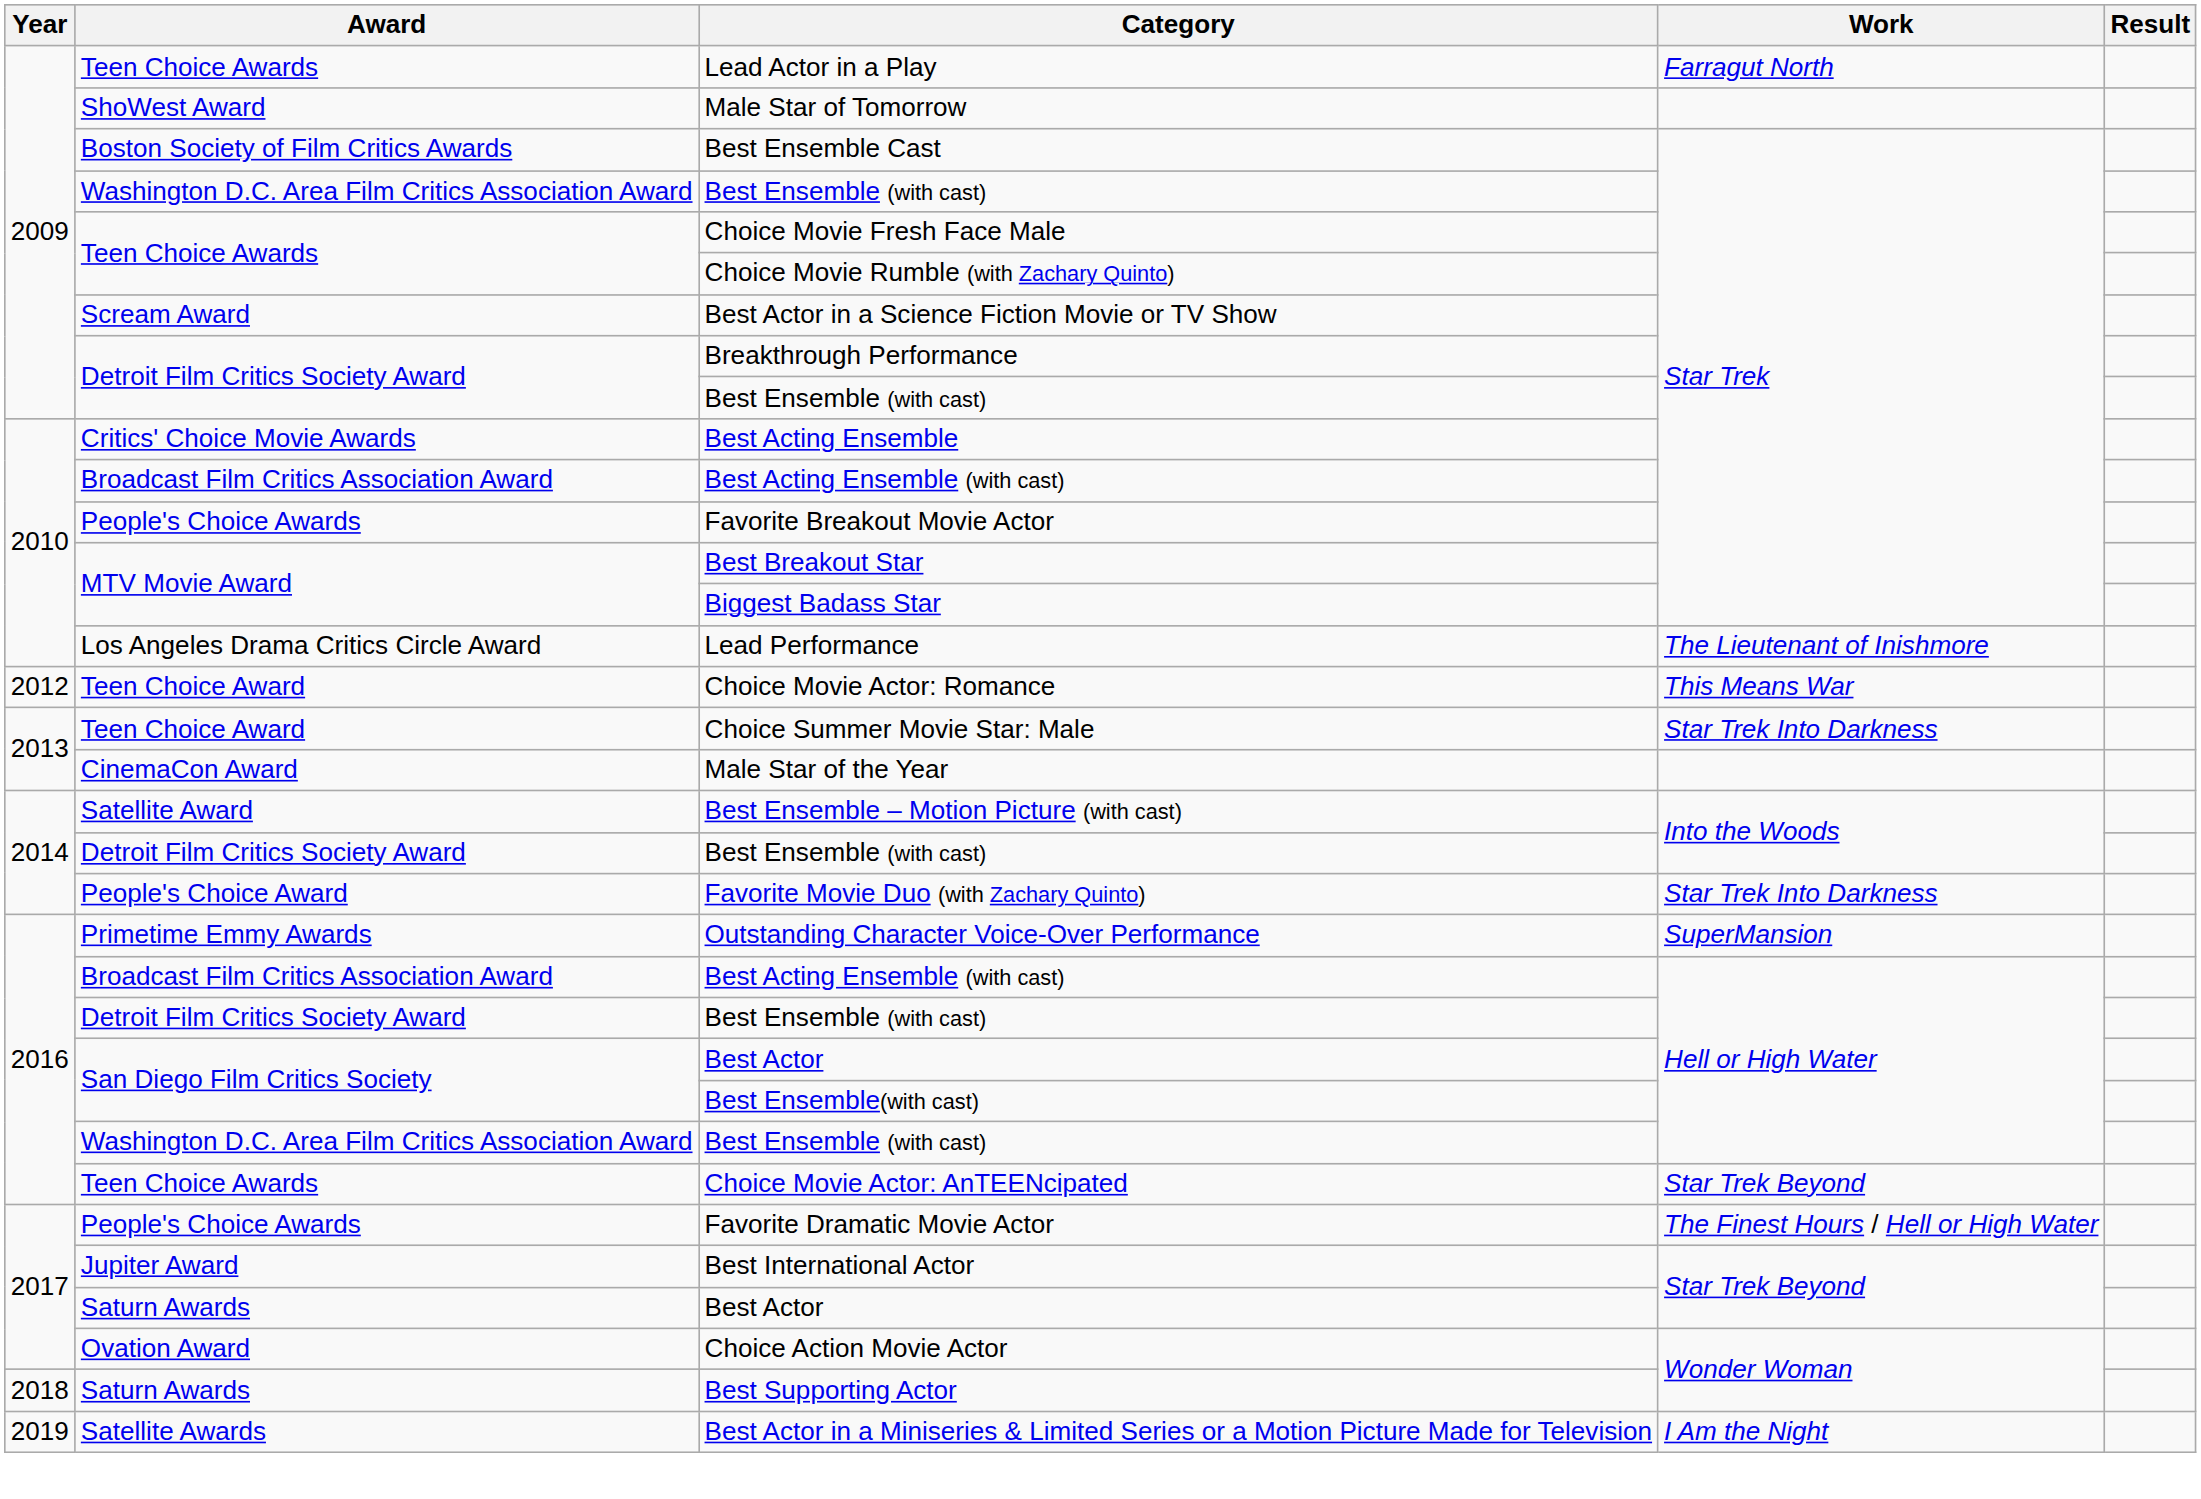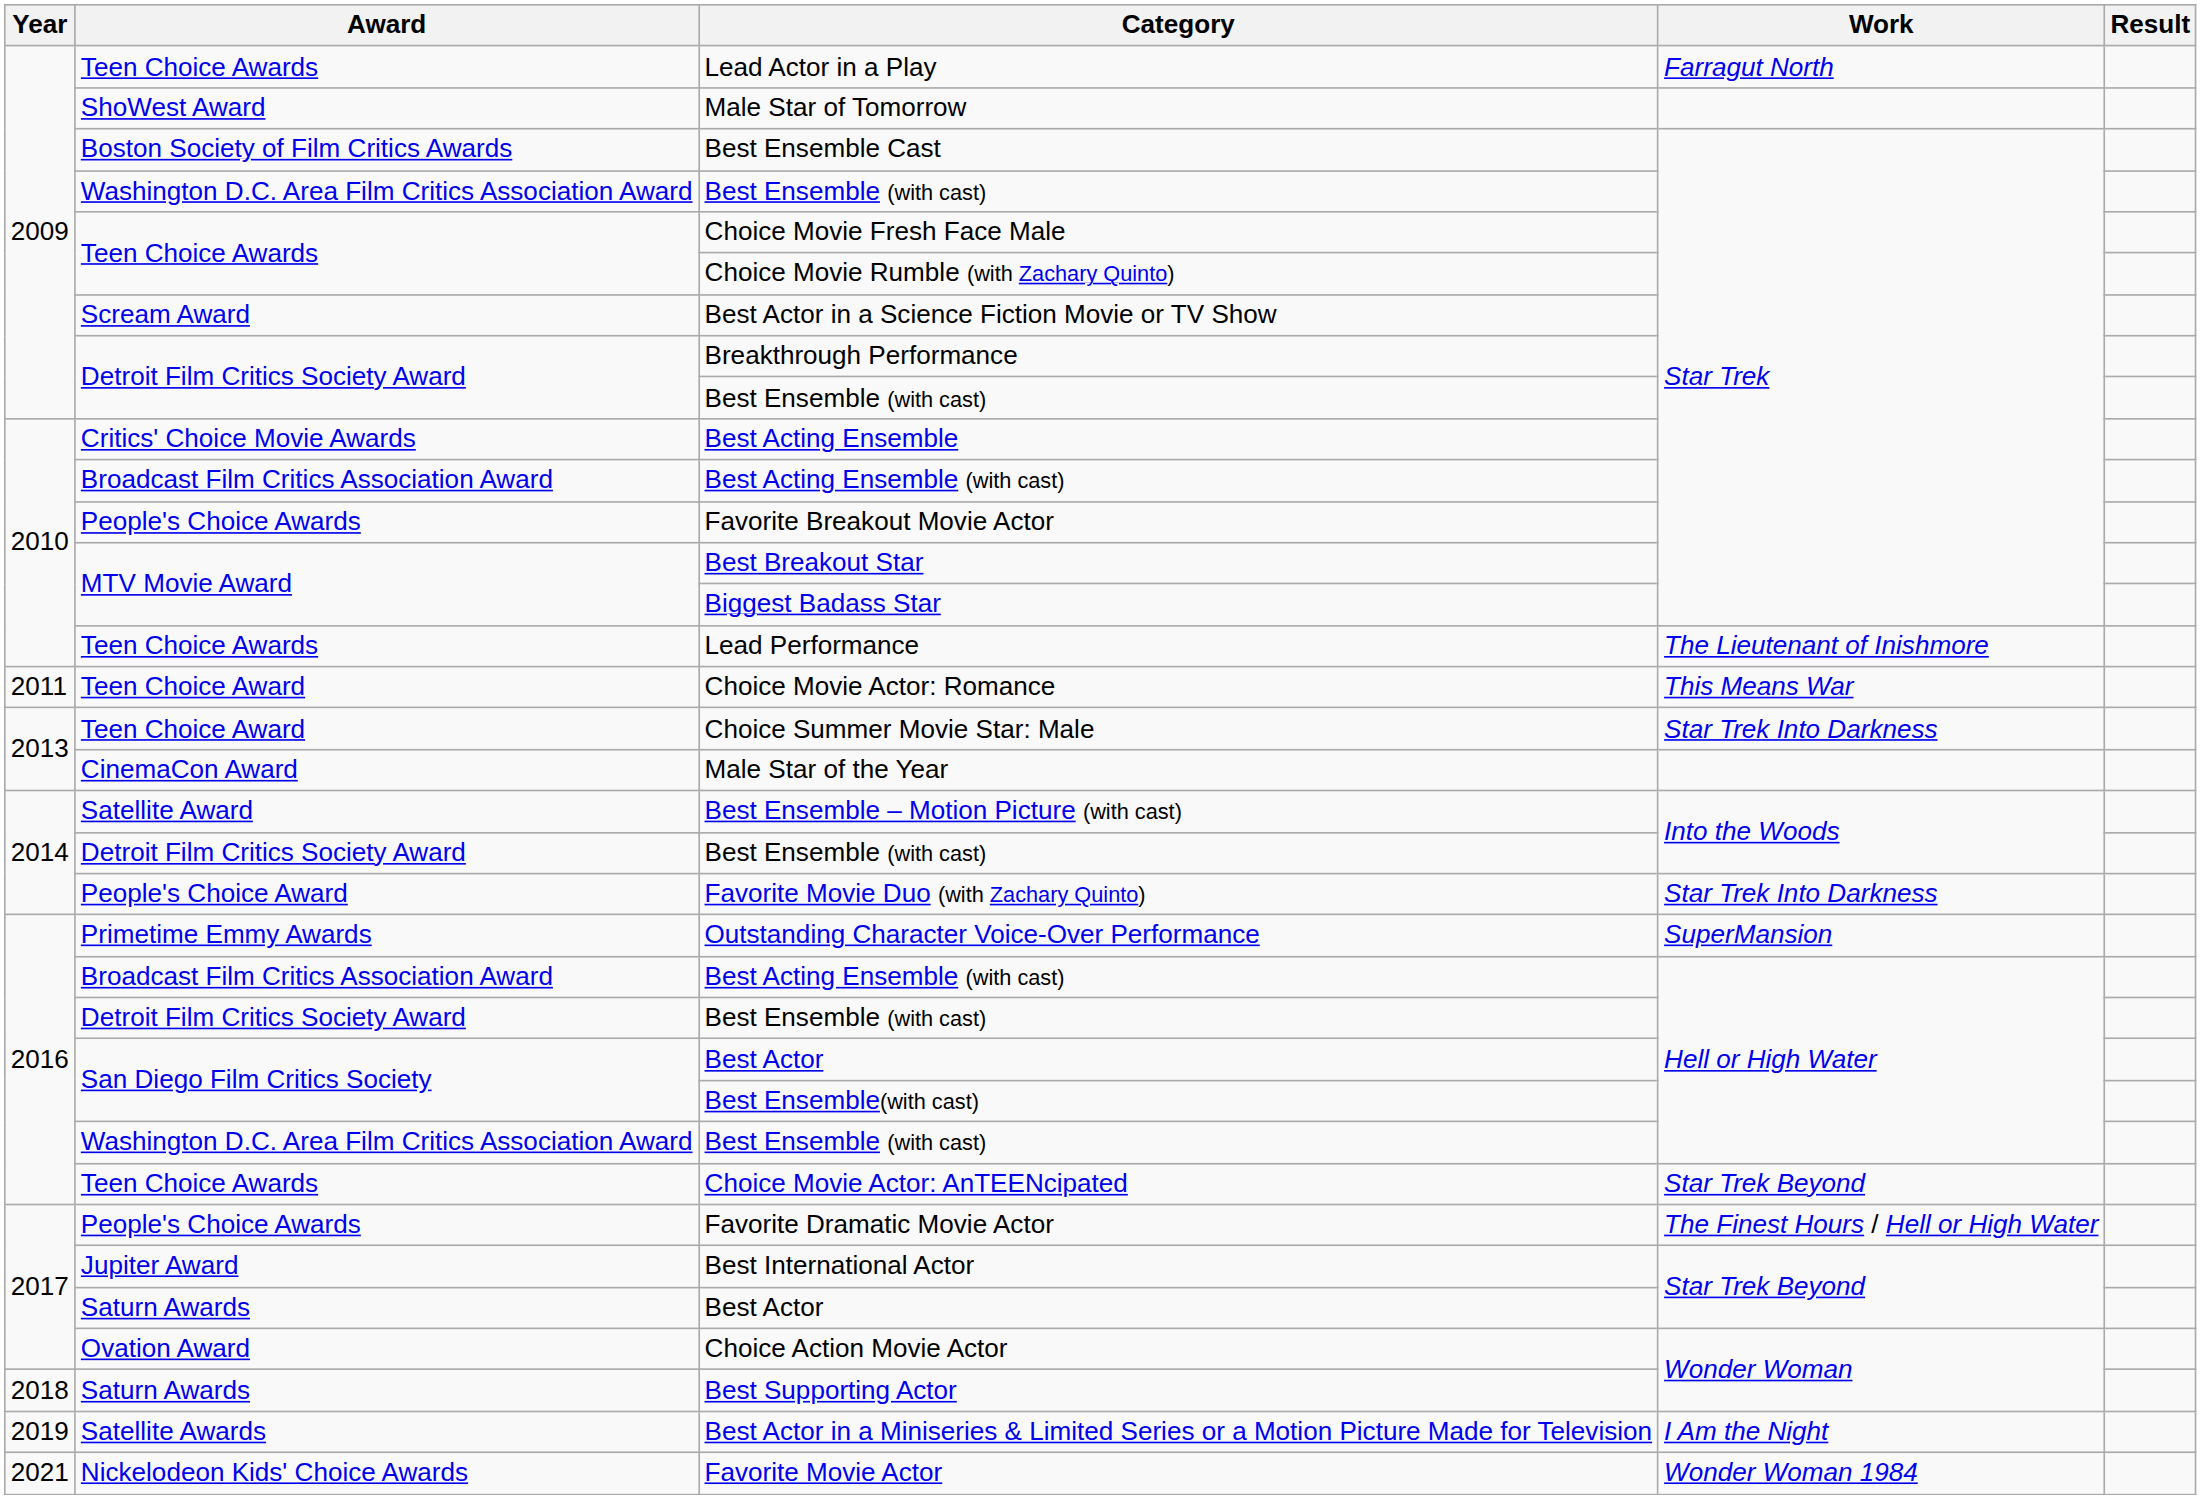(311, 645) Los Angeles Drama Critics Circle Award -> (200, 645) Teen Choice Awards
(40, 686) 2012 -> (39, 686) 2011
+ row: (823, 1472)
